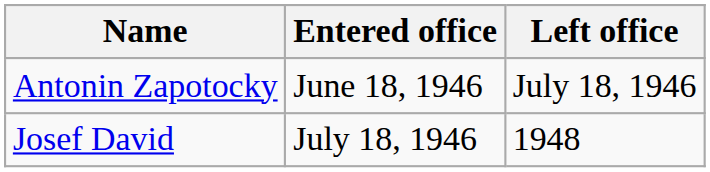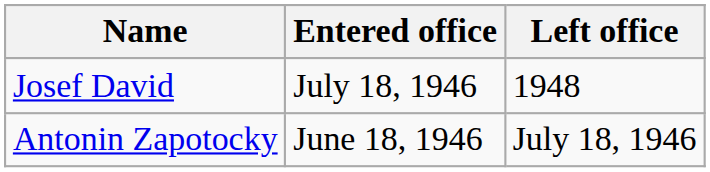rows swapped: (145, 85) <-> (93, 138)
